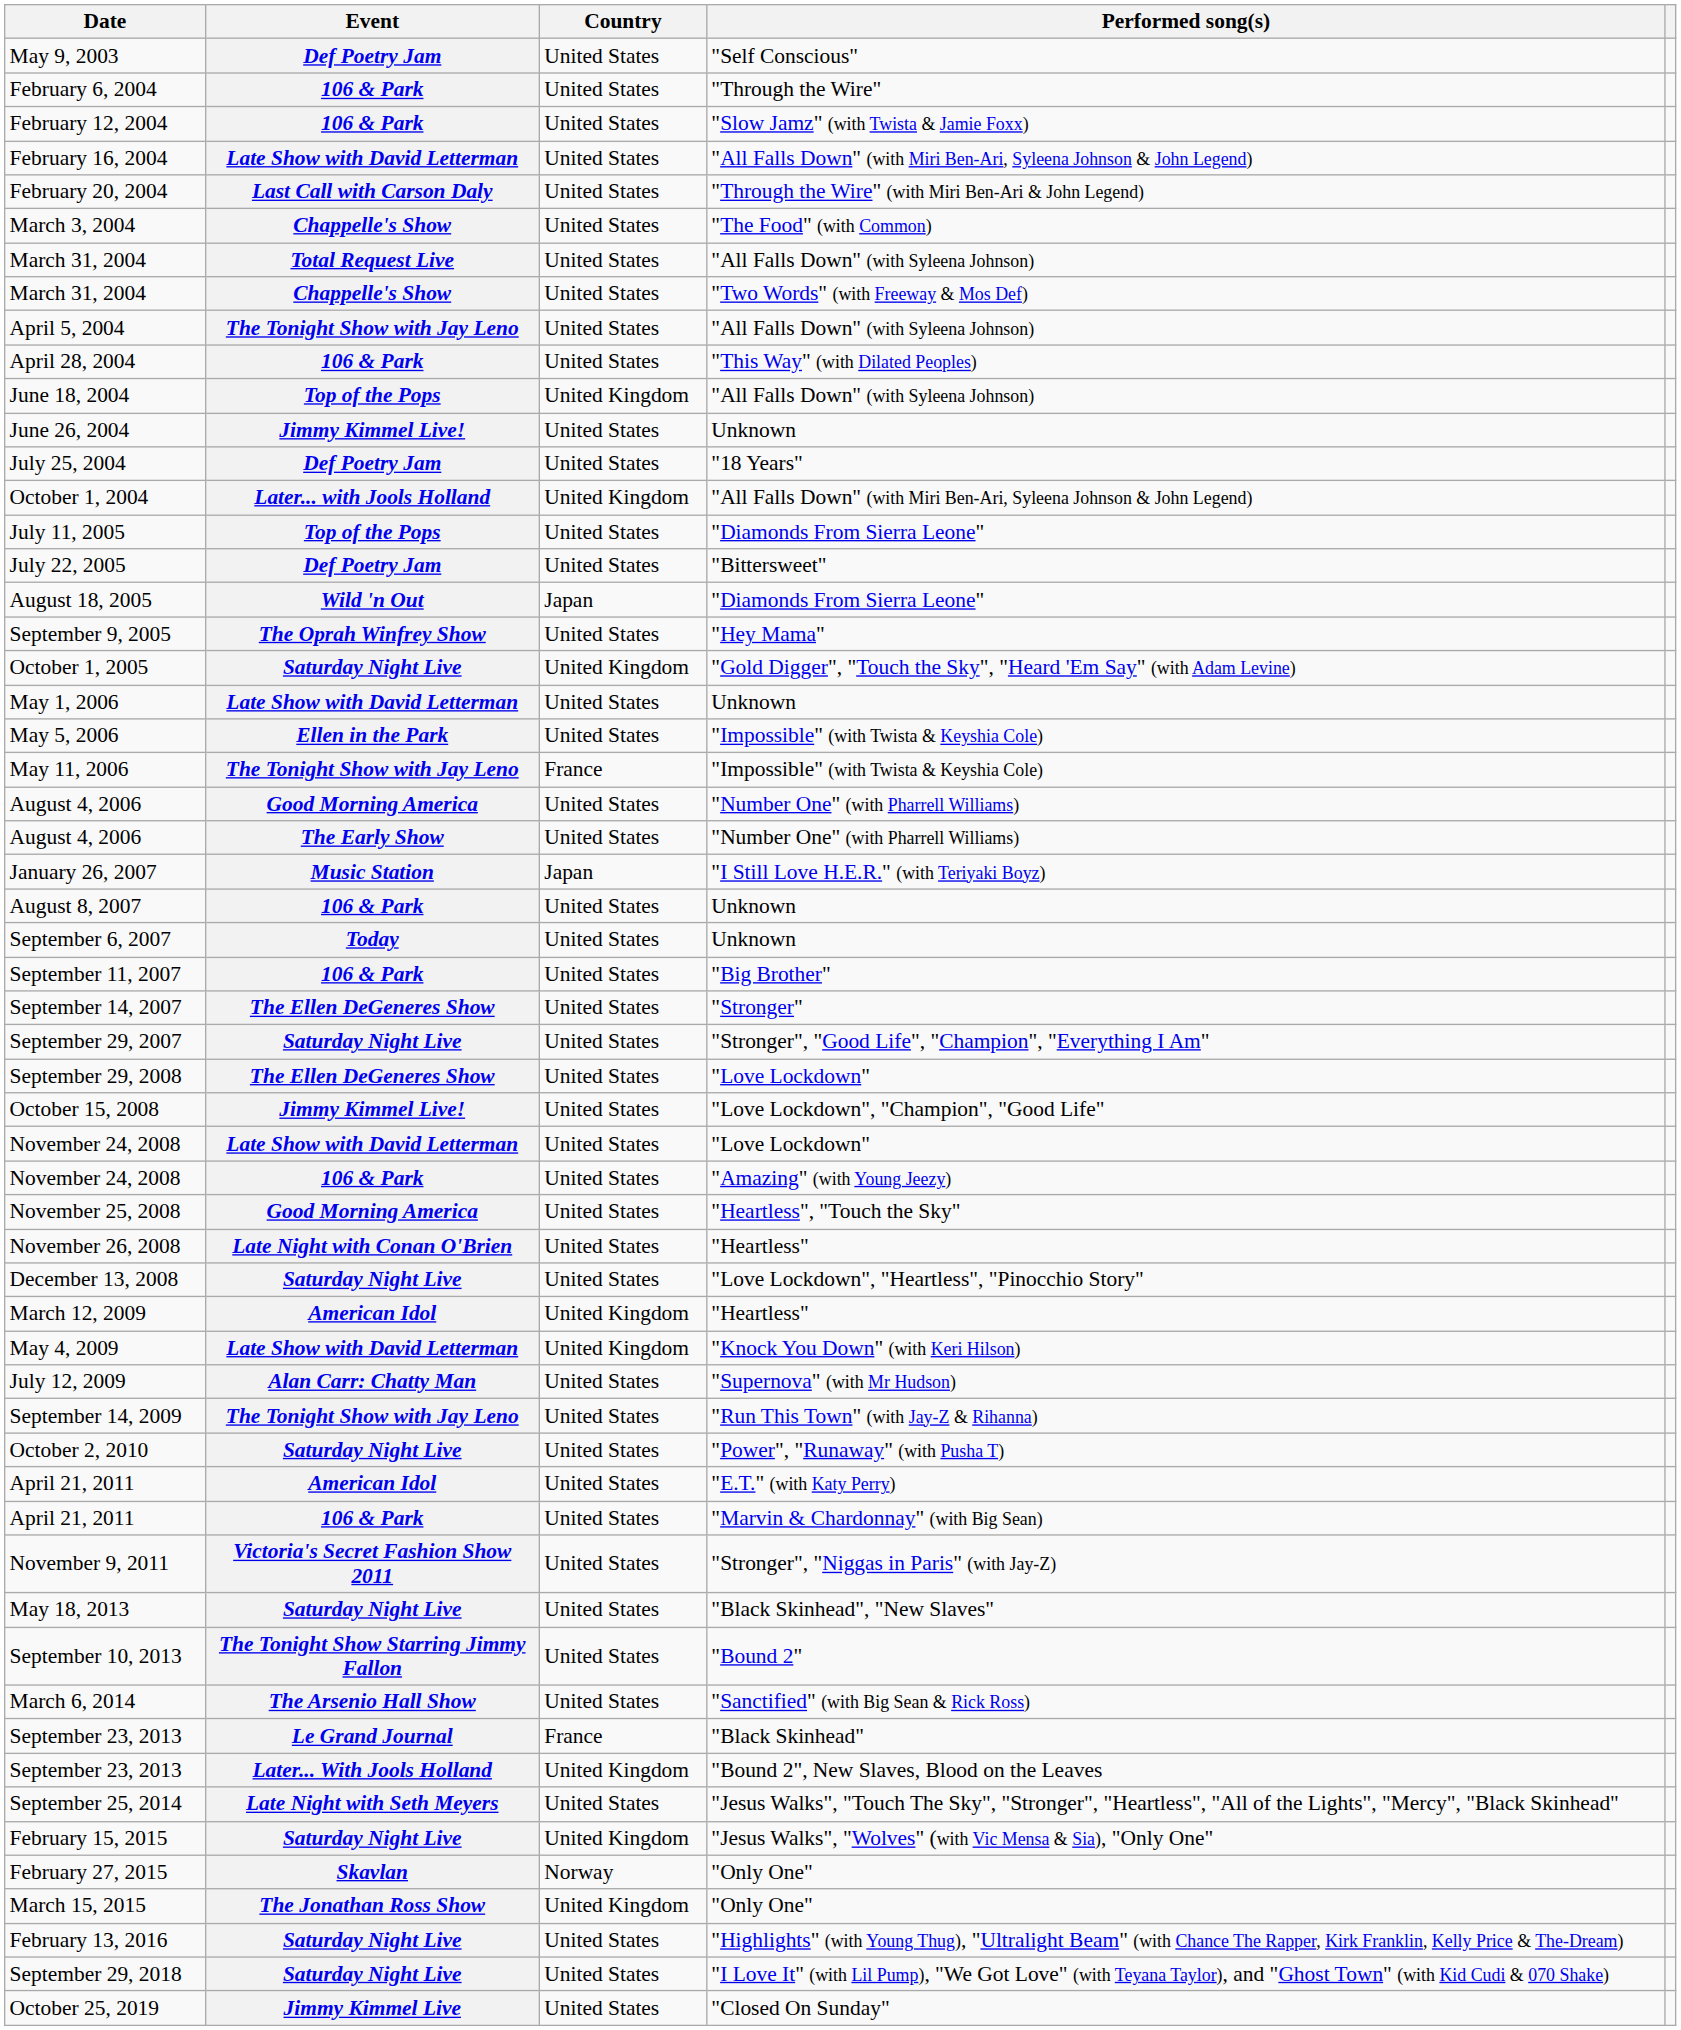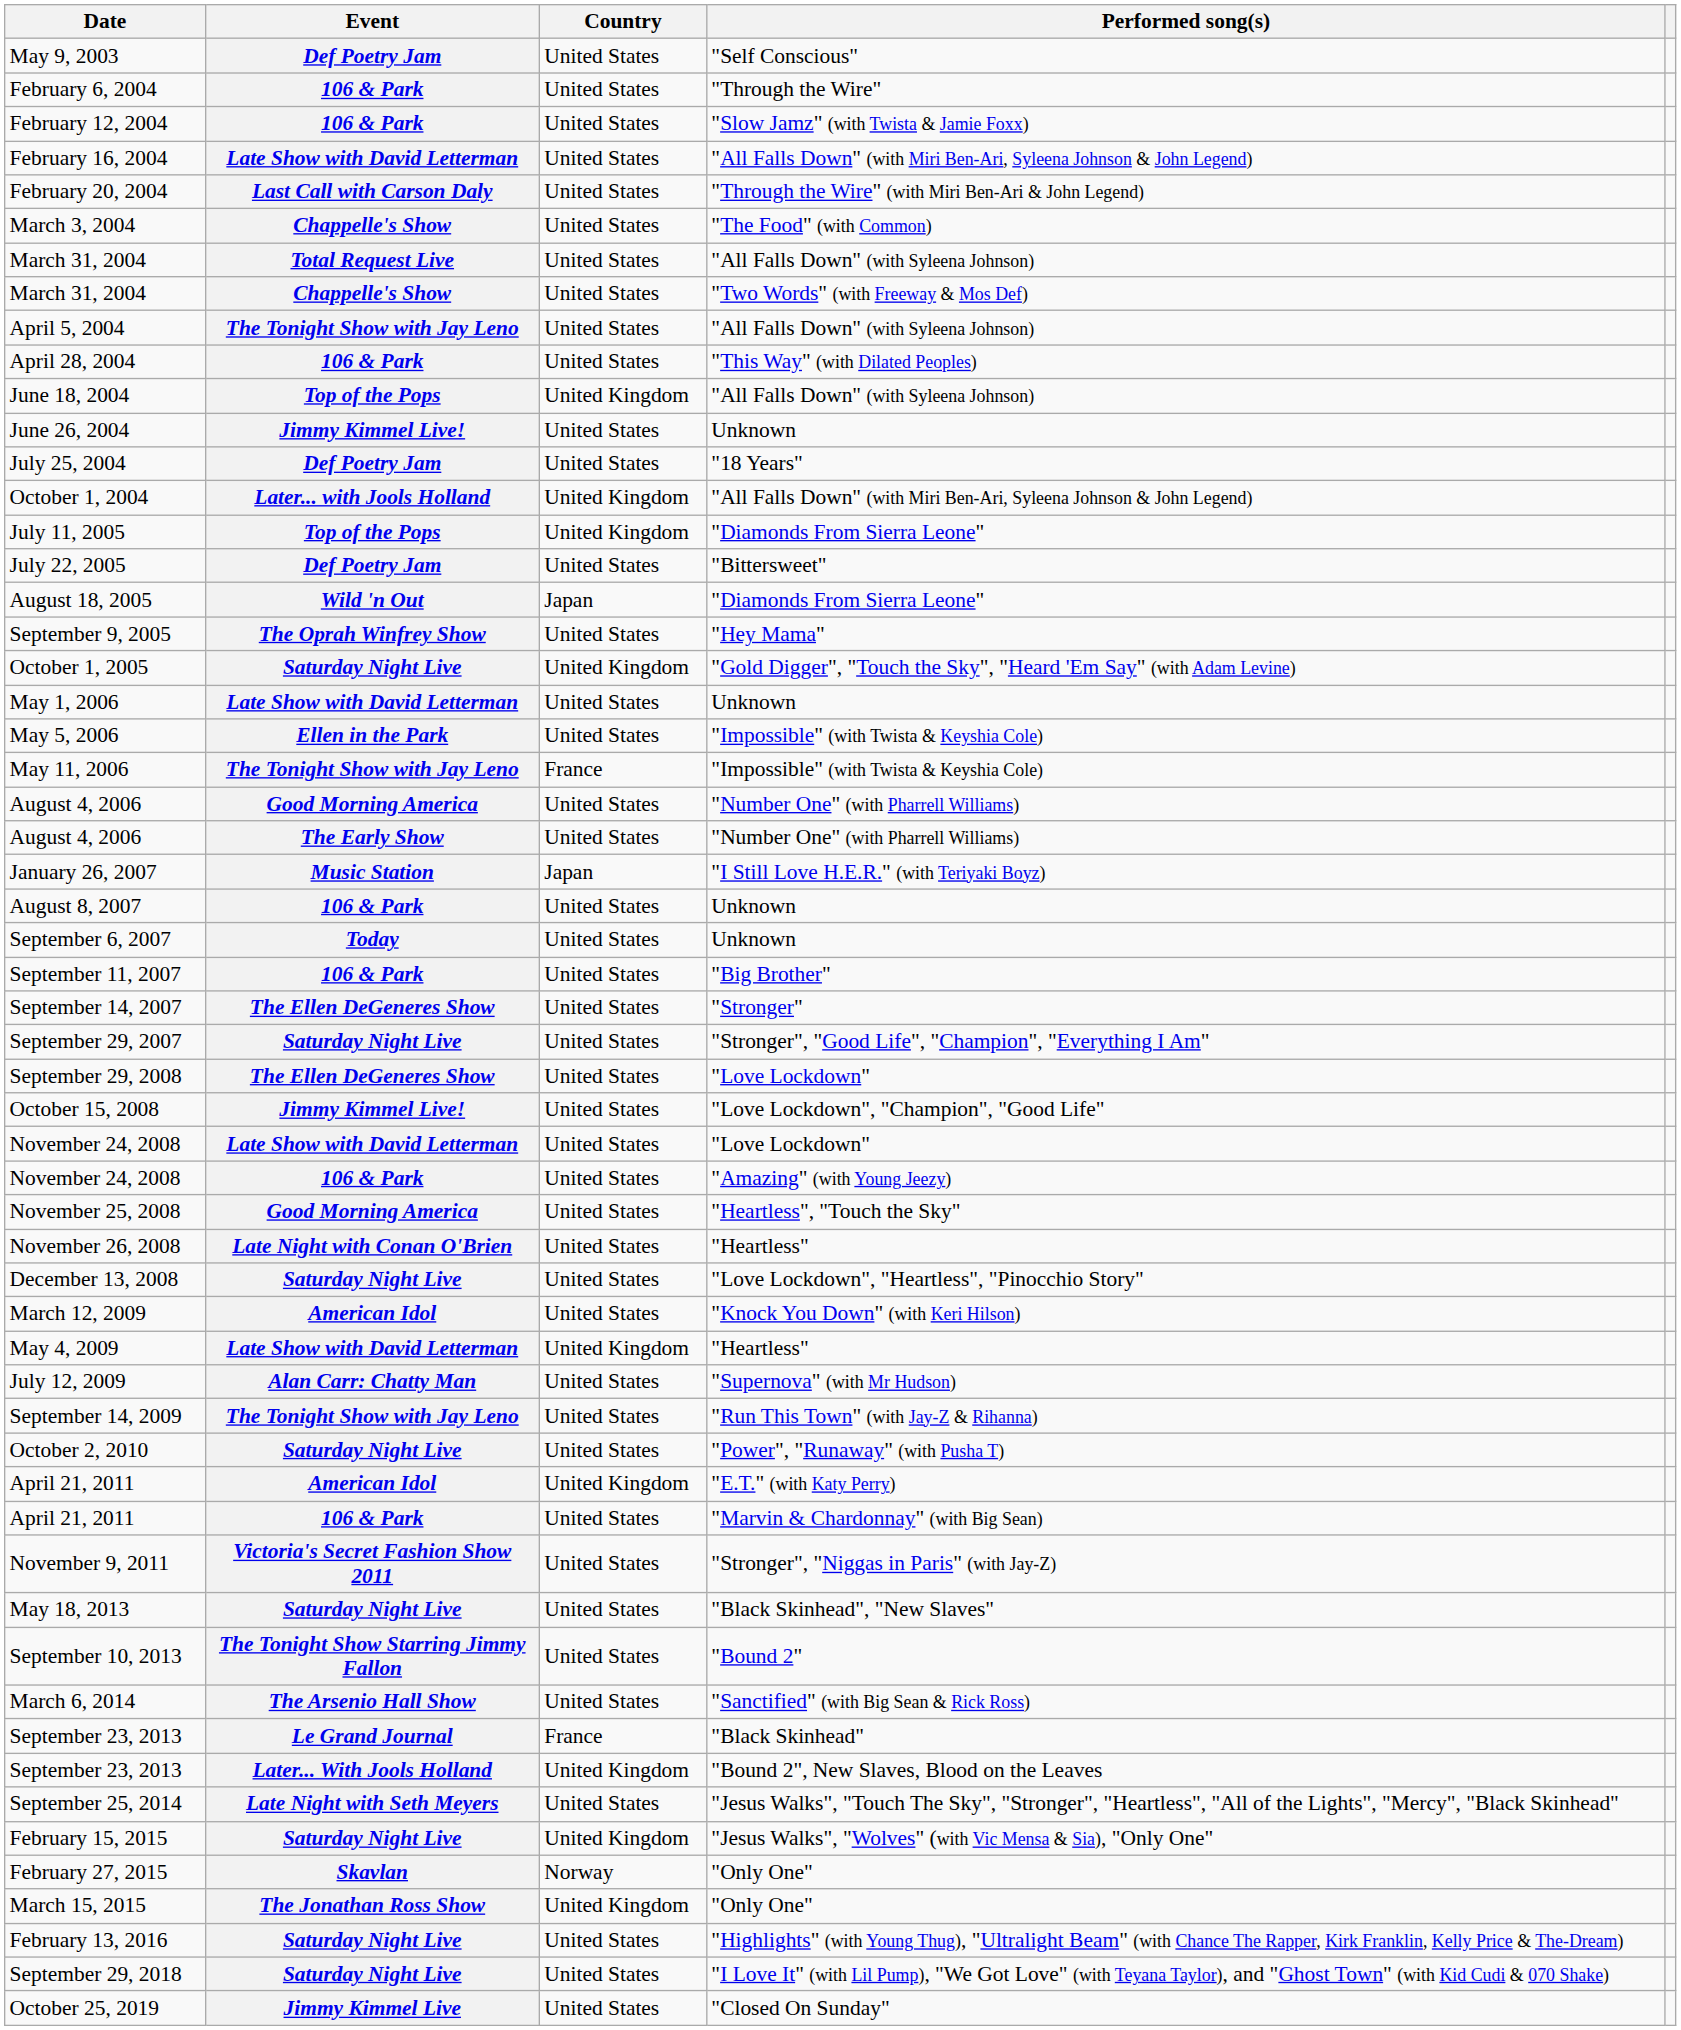(602, 531) United States -> (617, 531) United Kingdom
(617, 1313) United Kingdom -> (602, 1313) United States
(760, 1313) "Heartless" -> (866, 1313) "Knock You Down" (with Keri Hilson)
(866, 1347) "Knock You Down" (with Keri Hilson) -> (760, 1347) "Heartless"
(602, 1483) United States -> (617, 1483) United Kingdom
